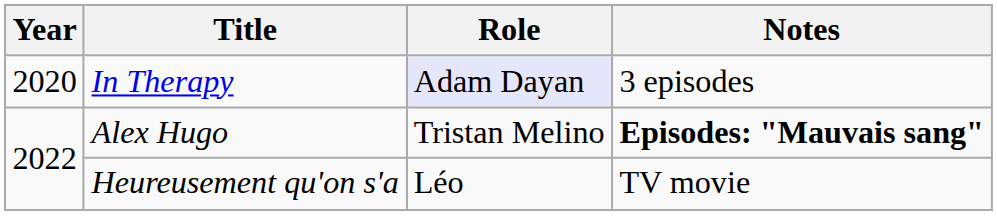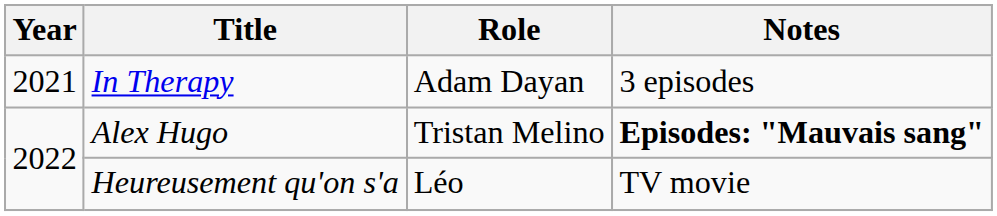(45, 81) 2020 -> (45, 81) 2021
(499, 81) lavender background -> (499, 81) no background
